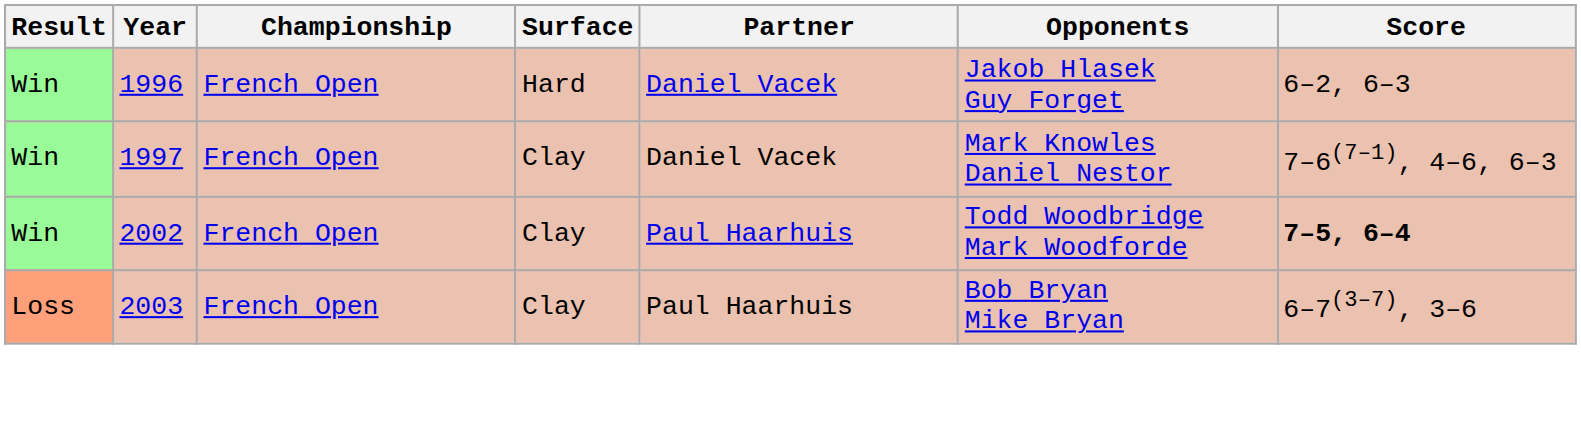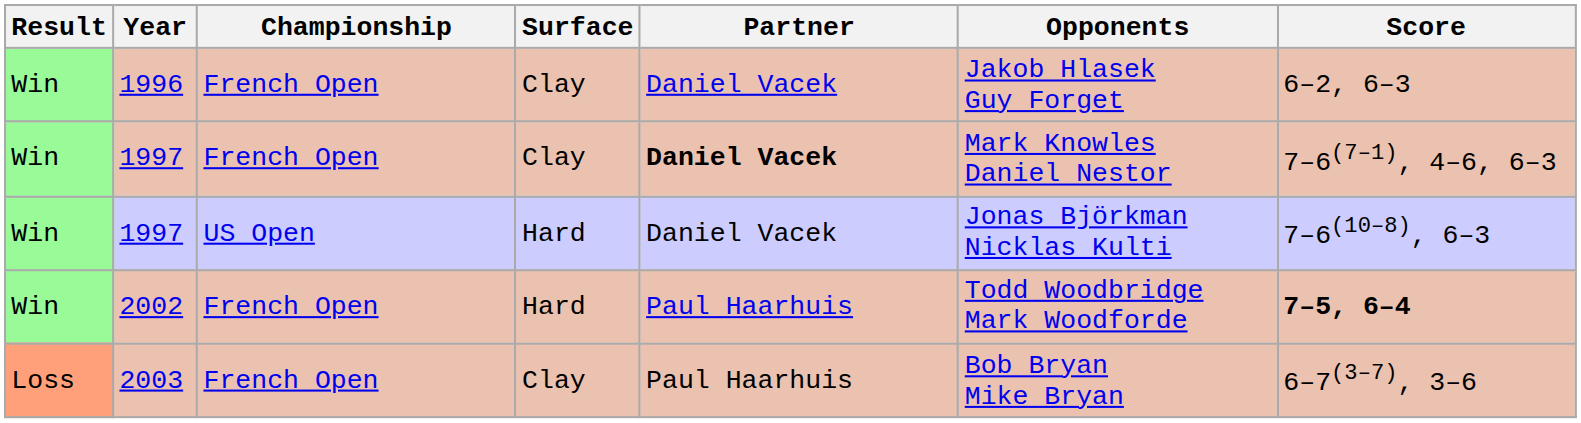(554, 85) Hard -> (554, 85) Clay
(742, 159) normal -> (742, 159) bold
+ row: (151, 233)
(554, 233) Clay -> (554, 307) Hard
